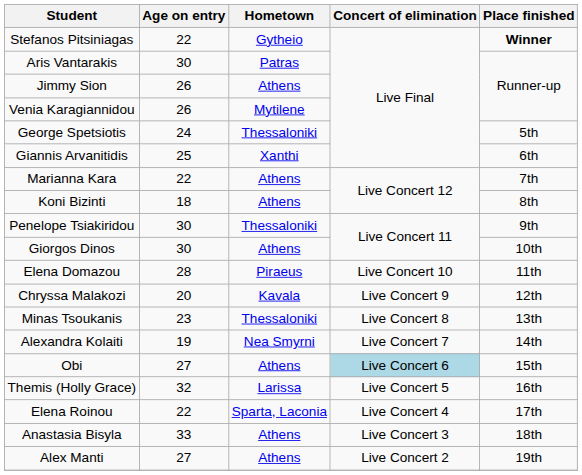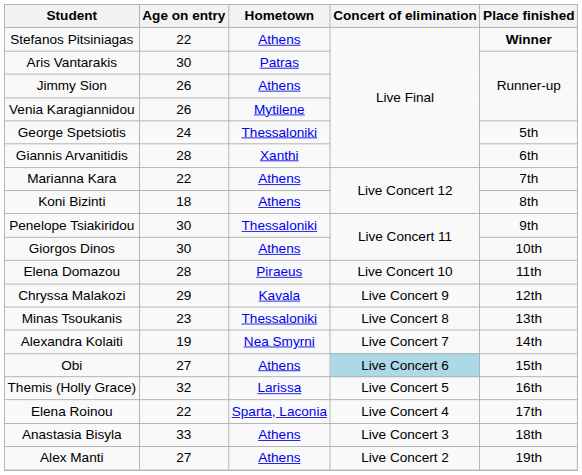(279, 39) Gytheio -> (279, 39) Athens
(184, 155) 25 -> (184, 155) 28
(184, 295) 20 -> (184, 295) 29
